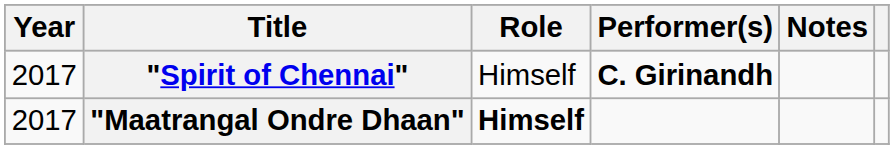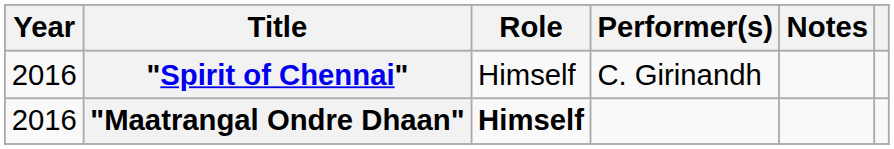(44, 74) 2017 -> (44, 74) 2016
(685, 74) bold -> (680, 74) normal
(44, 120) 2017 -> (44, 120) 2016
